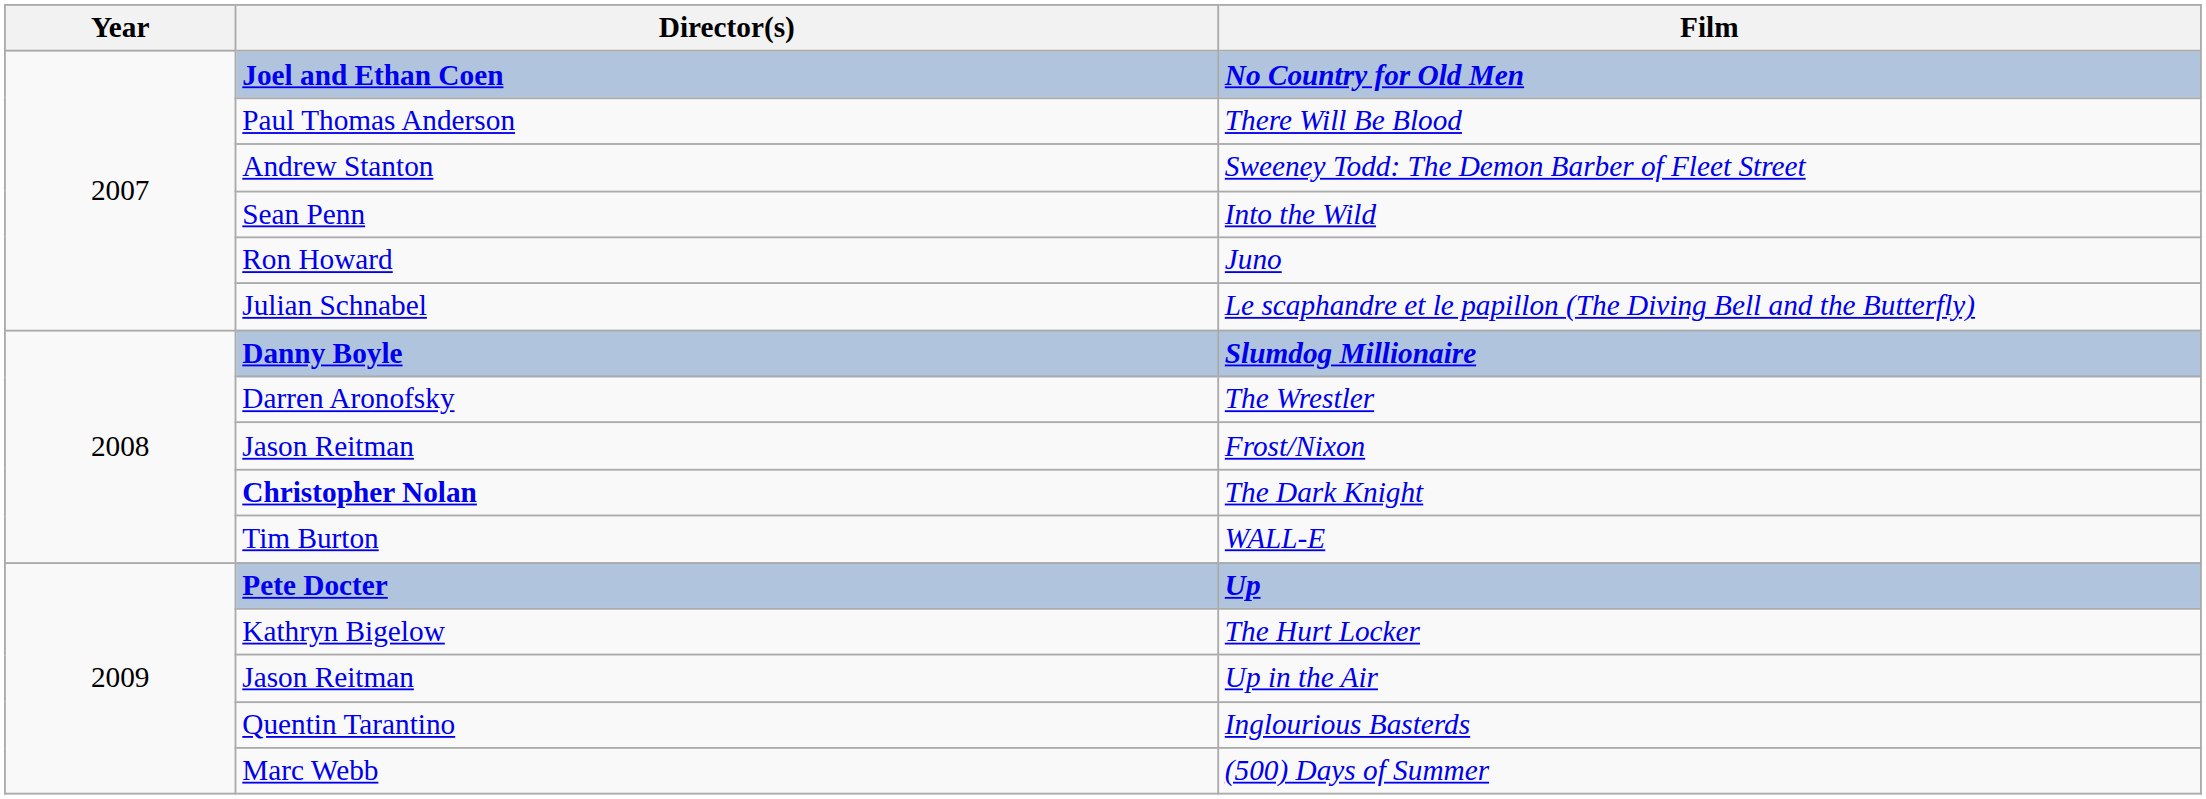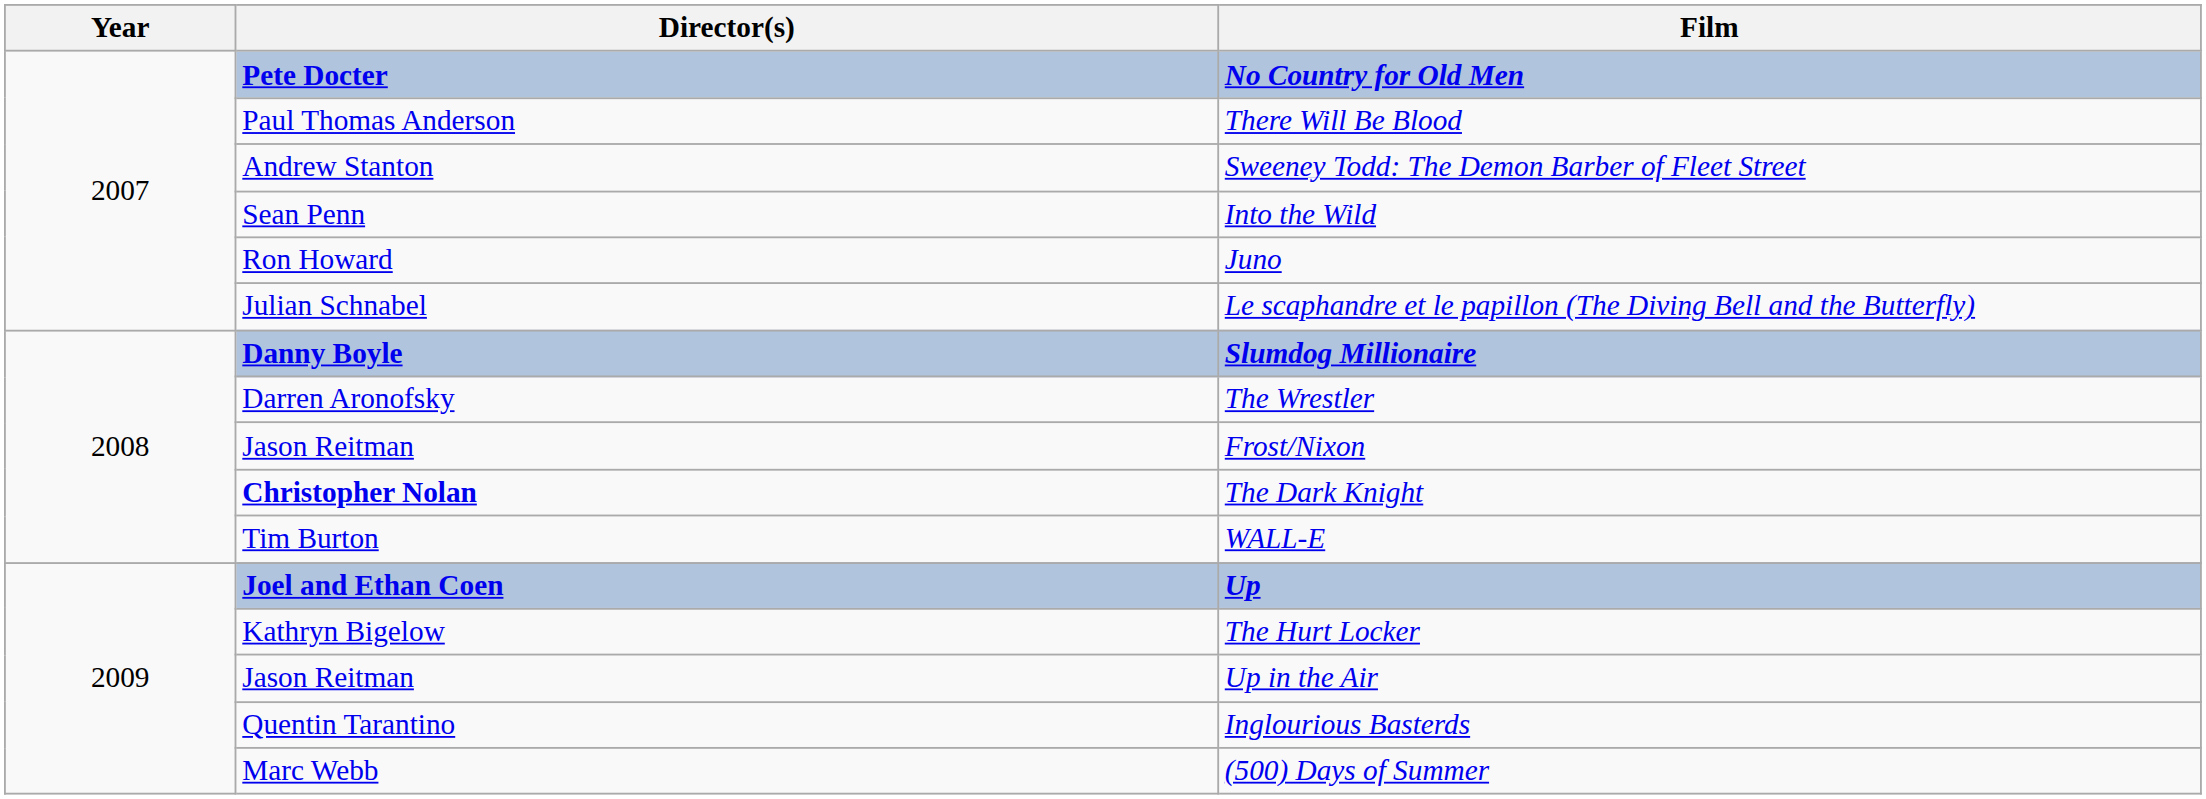(373, 74) Joel and Ethan Coen -> (315, 74) Pete Docter
(315, 584) Pete Docter -> (373, 584) Joel and Ethan Coen
